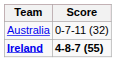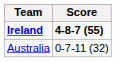rows swapped: (28, 30) <-> (25, 48)
